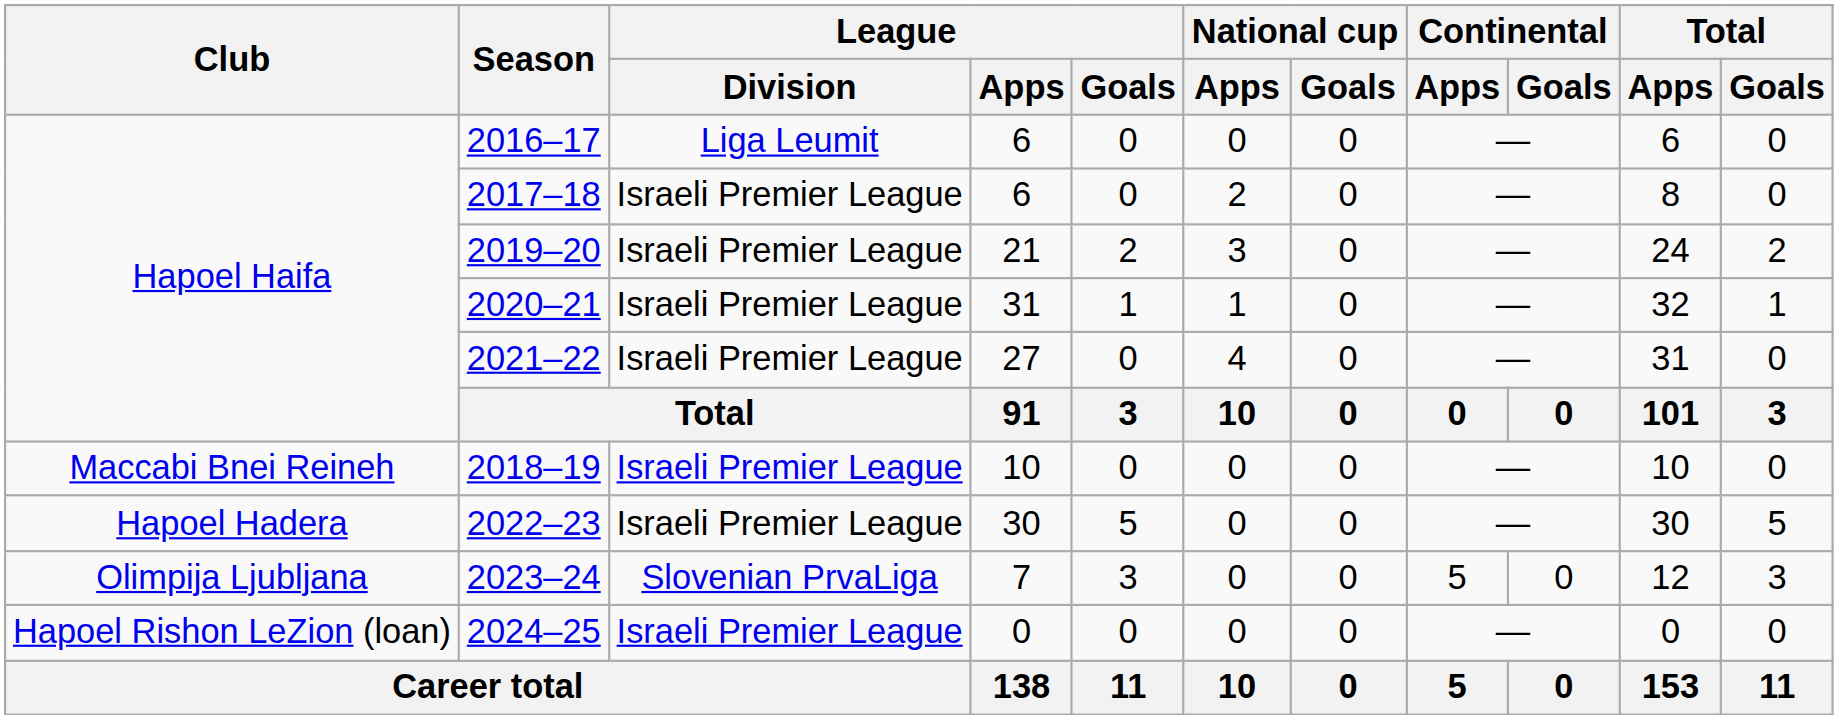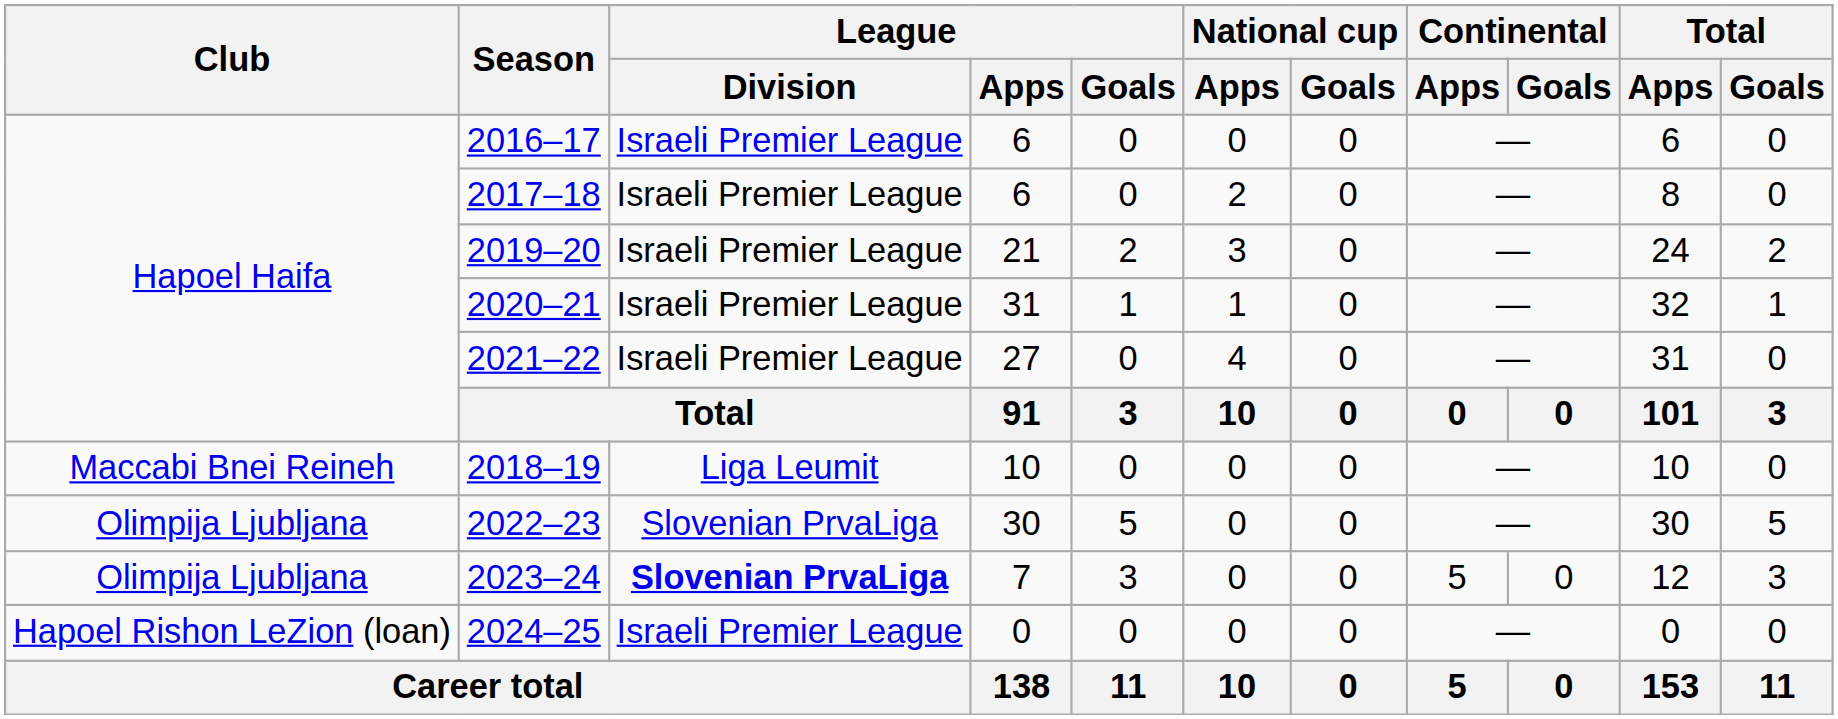(790, 140) Liga Leumit -> (790, 140) Israeli Premier League
(790, 468) Israeli Premier League -> (790, 468) Liga Leumit
(232, 522) Hapoel Hadera -> (232, 522) Olimpija Ljubljana
(790, 522) Israeli Premier League -> (790, 522) Slovenian PrvaLiga
(790, 577) normal -> (790, 577) bold
